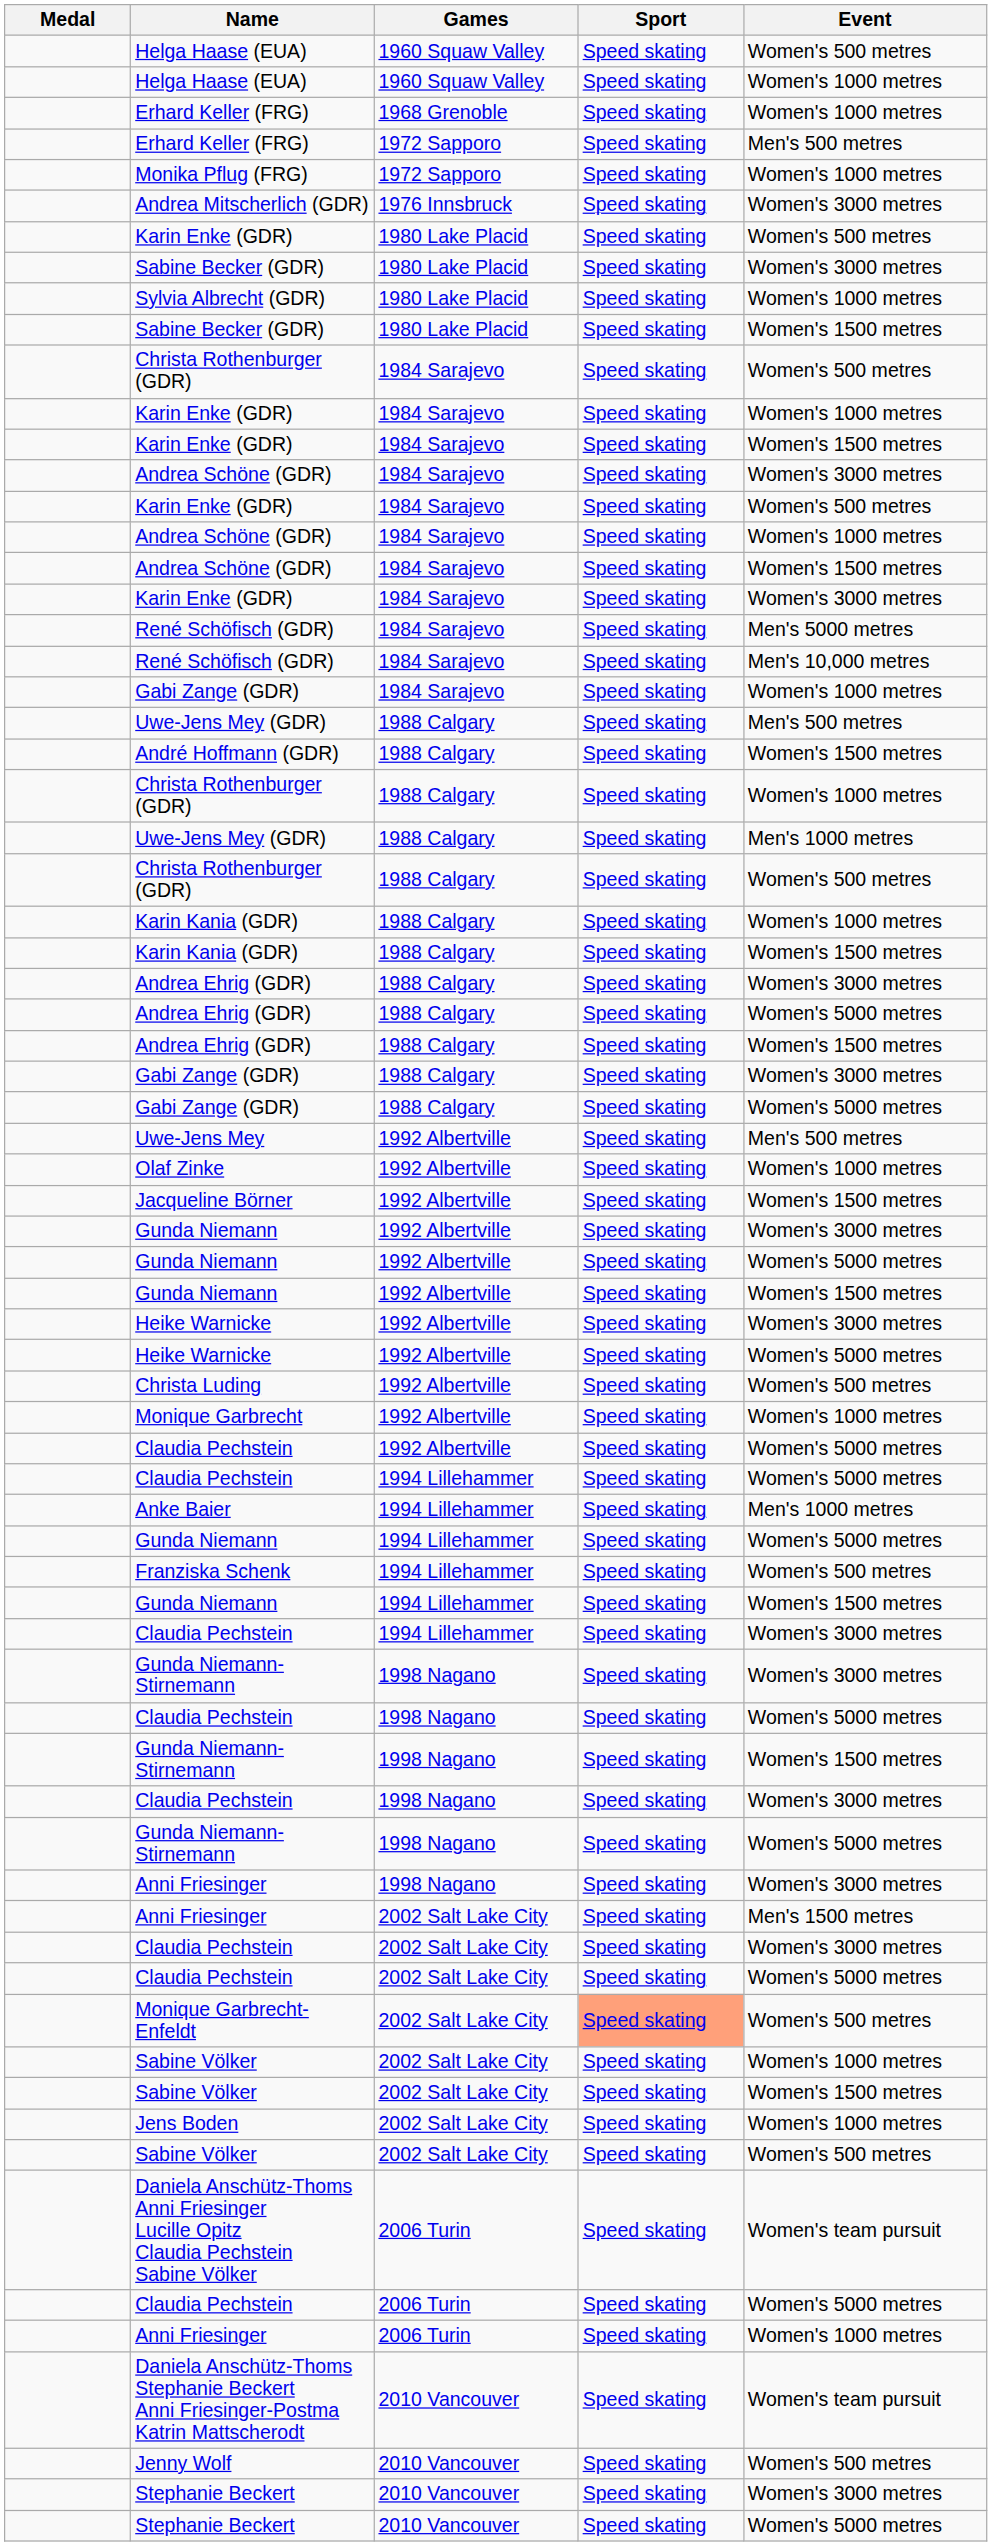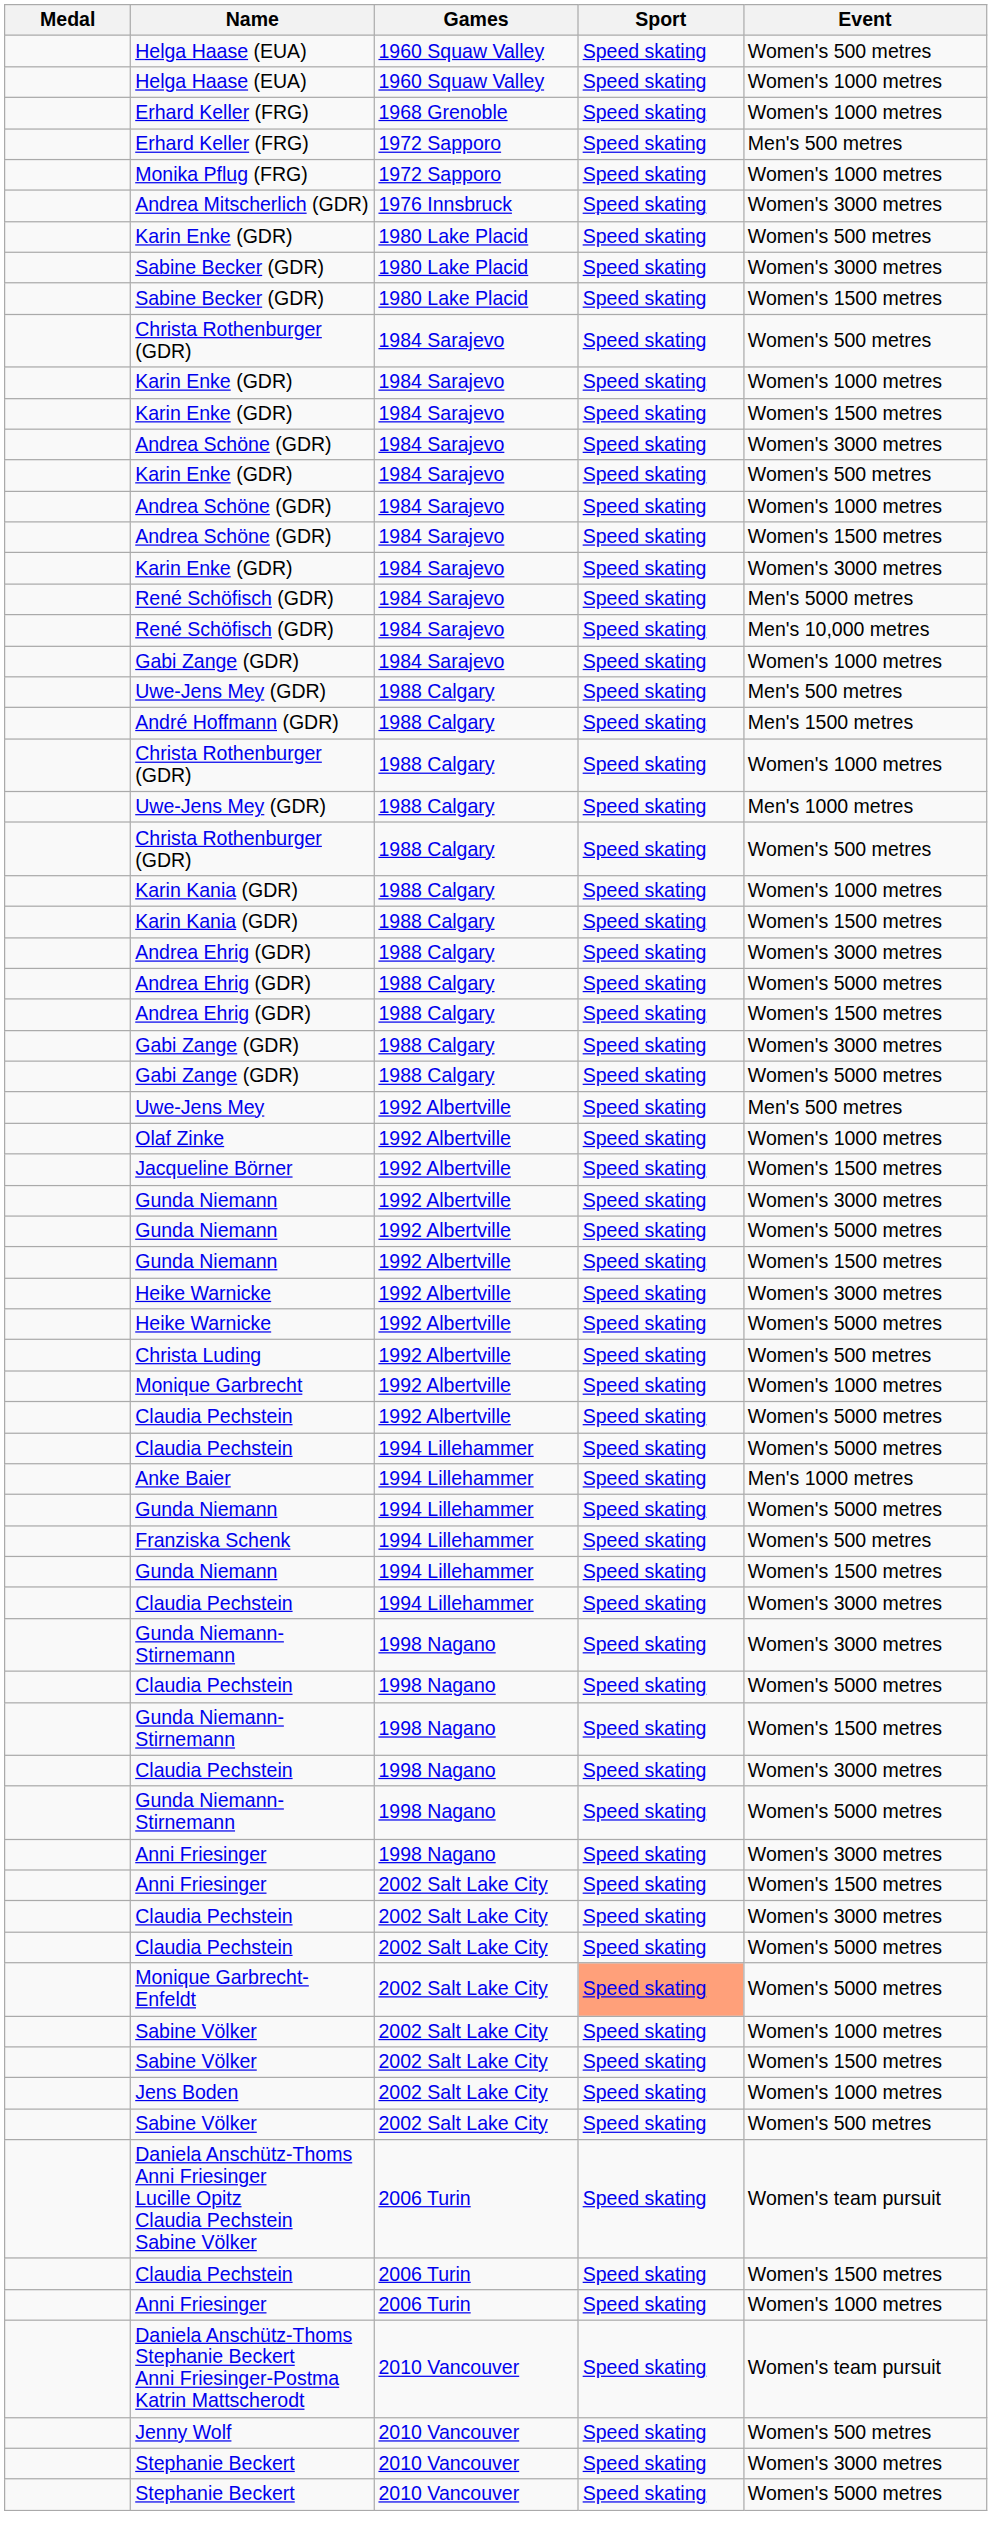- row: (230, 298)
(845, 753) Women's 1500 metres -> (831, 723) Men's 1500 metres
(831, 1916) Men's 1500 metres -> (845, 1885) Women's 1500 metres
(840, 2020) Women's 500 metres -> (845, 1989) Women's 5000 metres
(845, 2304) Women's 5000 metres -> (845, 2273) Women's 1500 metres
